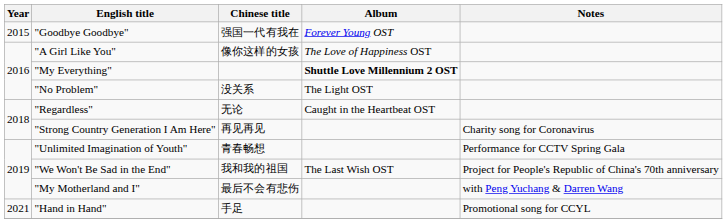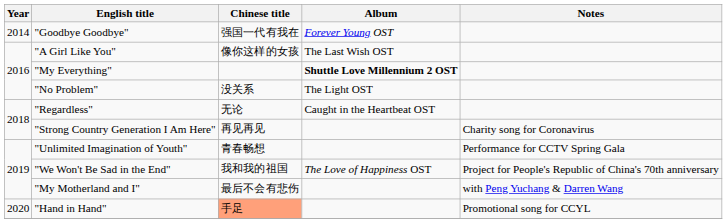(18, 32) 2015 -> (18, 32) 2014
(368, 52) The Love of Happiness OST -> (349, 52) The Last Wish OST
(349, 169) The Last Wish OST -> (368, 169) The Love of Happiness OST
(18, 208) 2021 -> (18, 208) 2020
(232, 208) no background -> (232, 208) lightsalmon background
